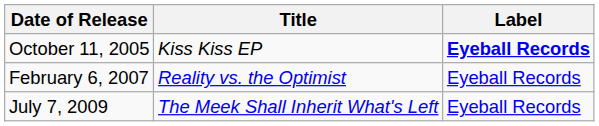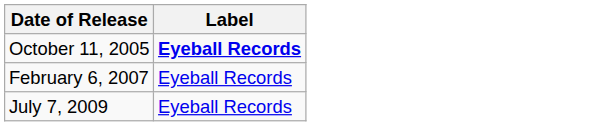- column: (298, 19)
